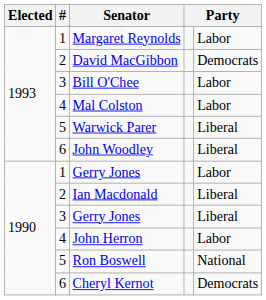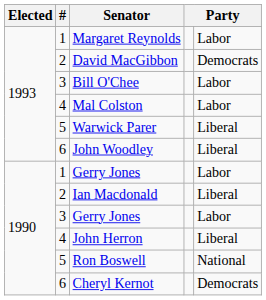(217, 216) Liberal -> (214, 216) Labor
(214, 239) Labor -> (217, 239) Liberal
